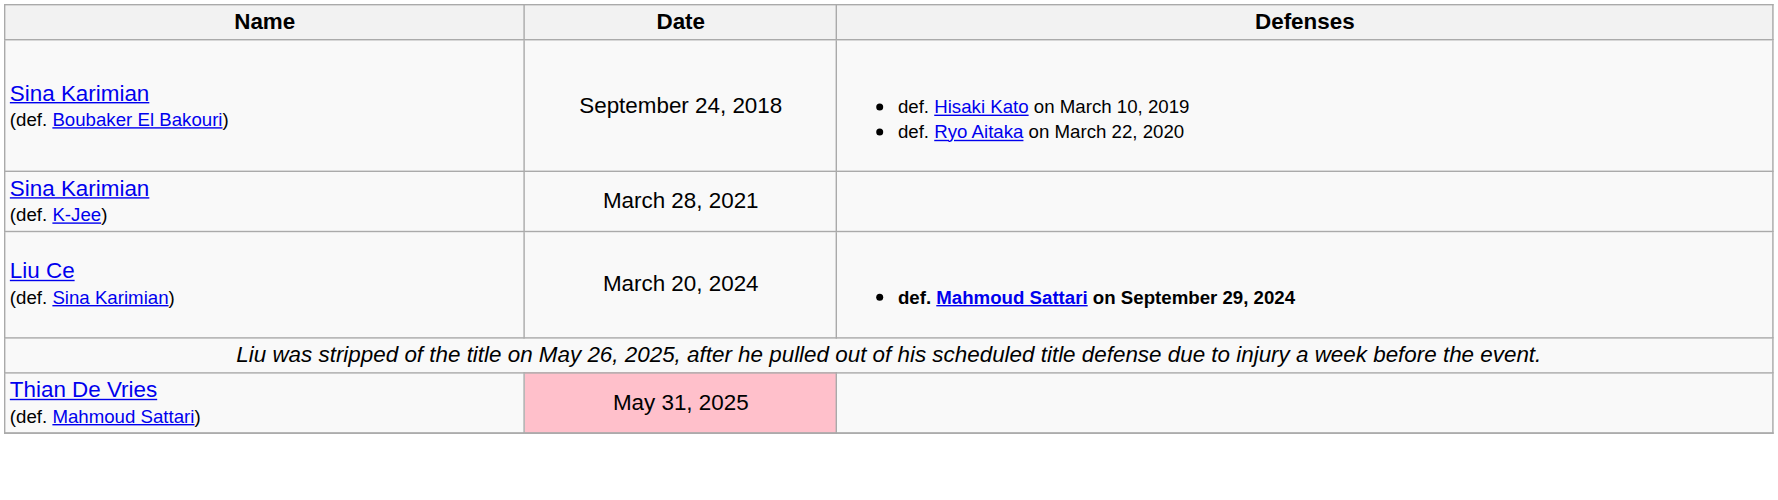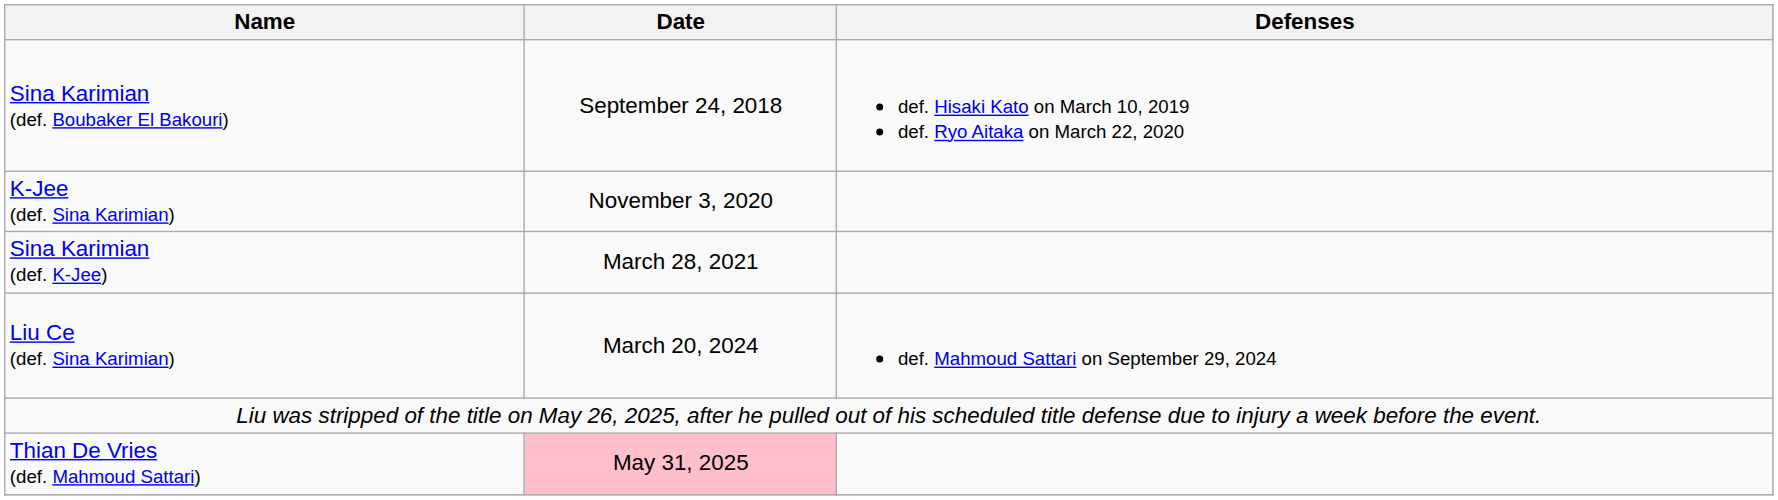+ row: (92, 201)
(1305, 297) bold -> (1305, 358) normal
